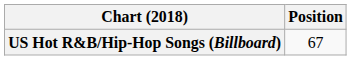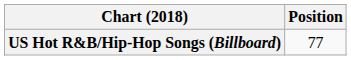(316, 42) 67 -> (316, 42) 77
